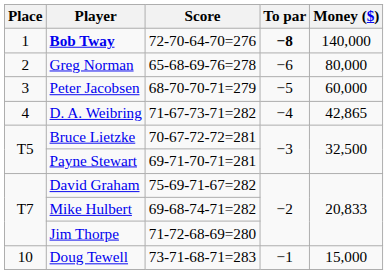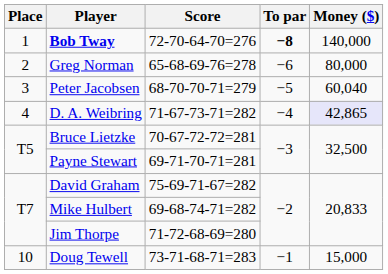(346, 88) 60,000 -> (346, 88) 60,040
(346, 112) no background -> (346, 112) lavender background
